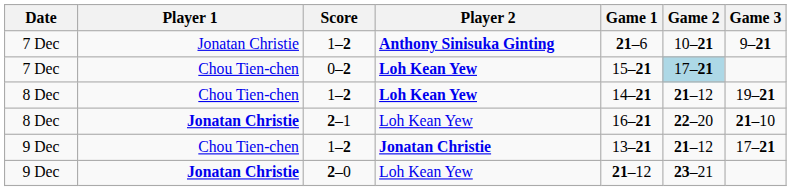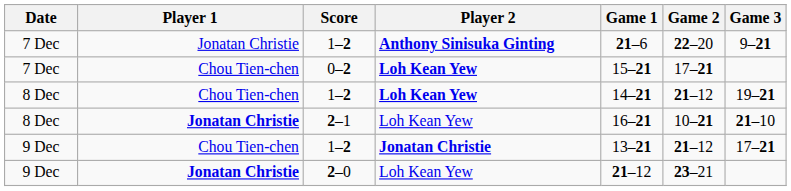(694, 43) 10–21 -> (694, 43) 22–20
(694, 69) lightblue background -> (694, 69) no background
(694, 121) 22–20 -> (694, 121) 10–21
